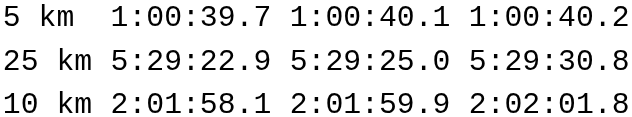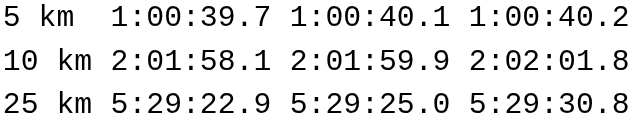rows swapped: (48, 105) <-> (48, 62)
